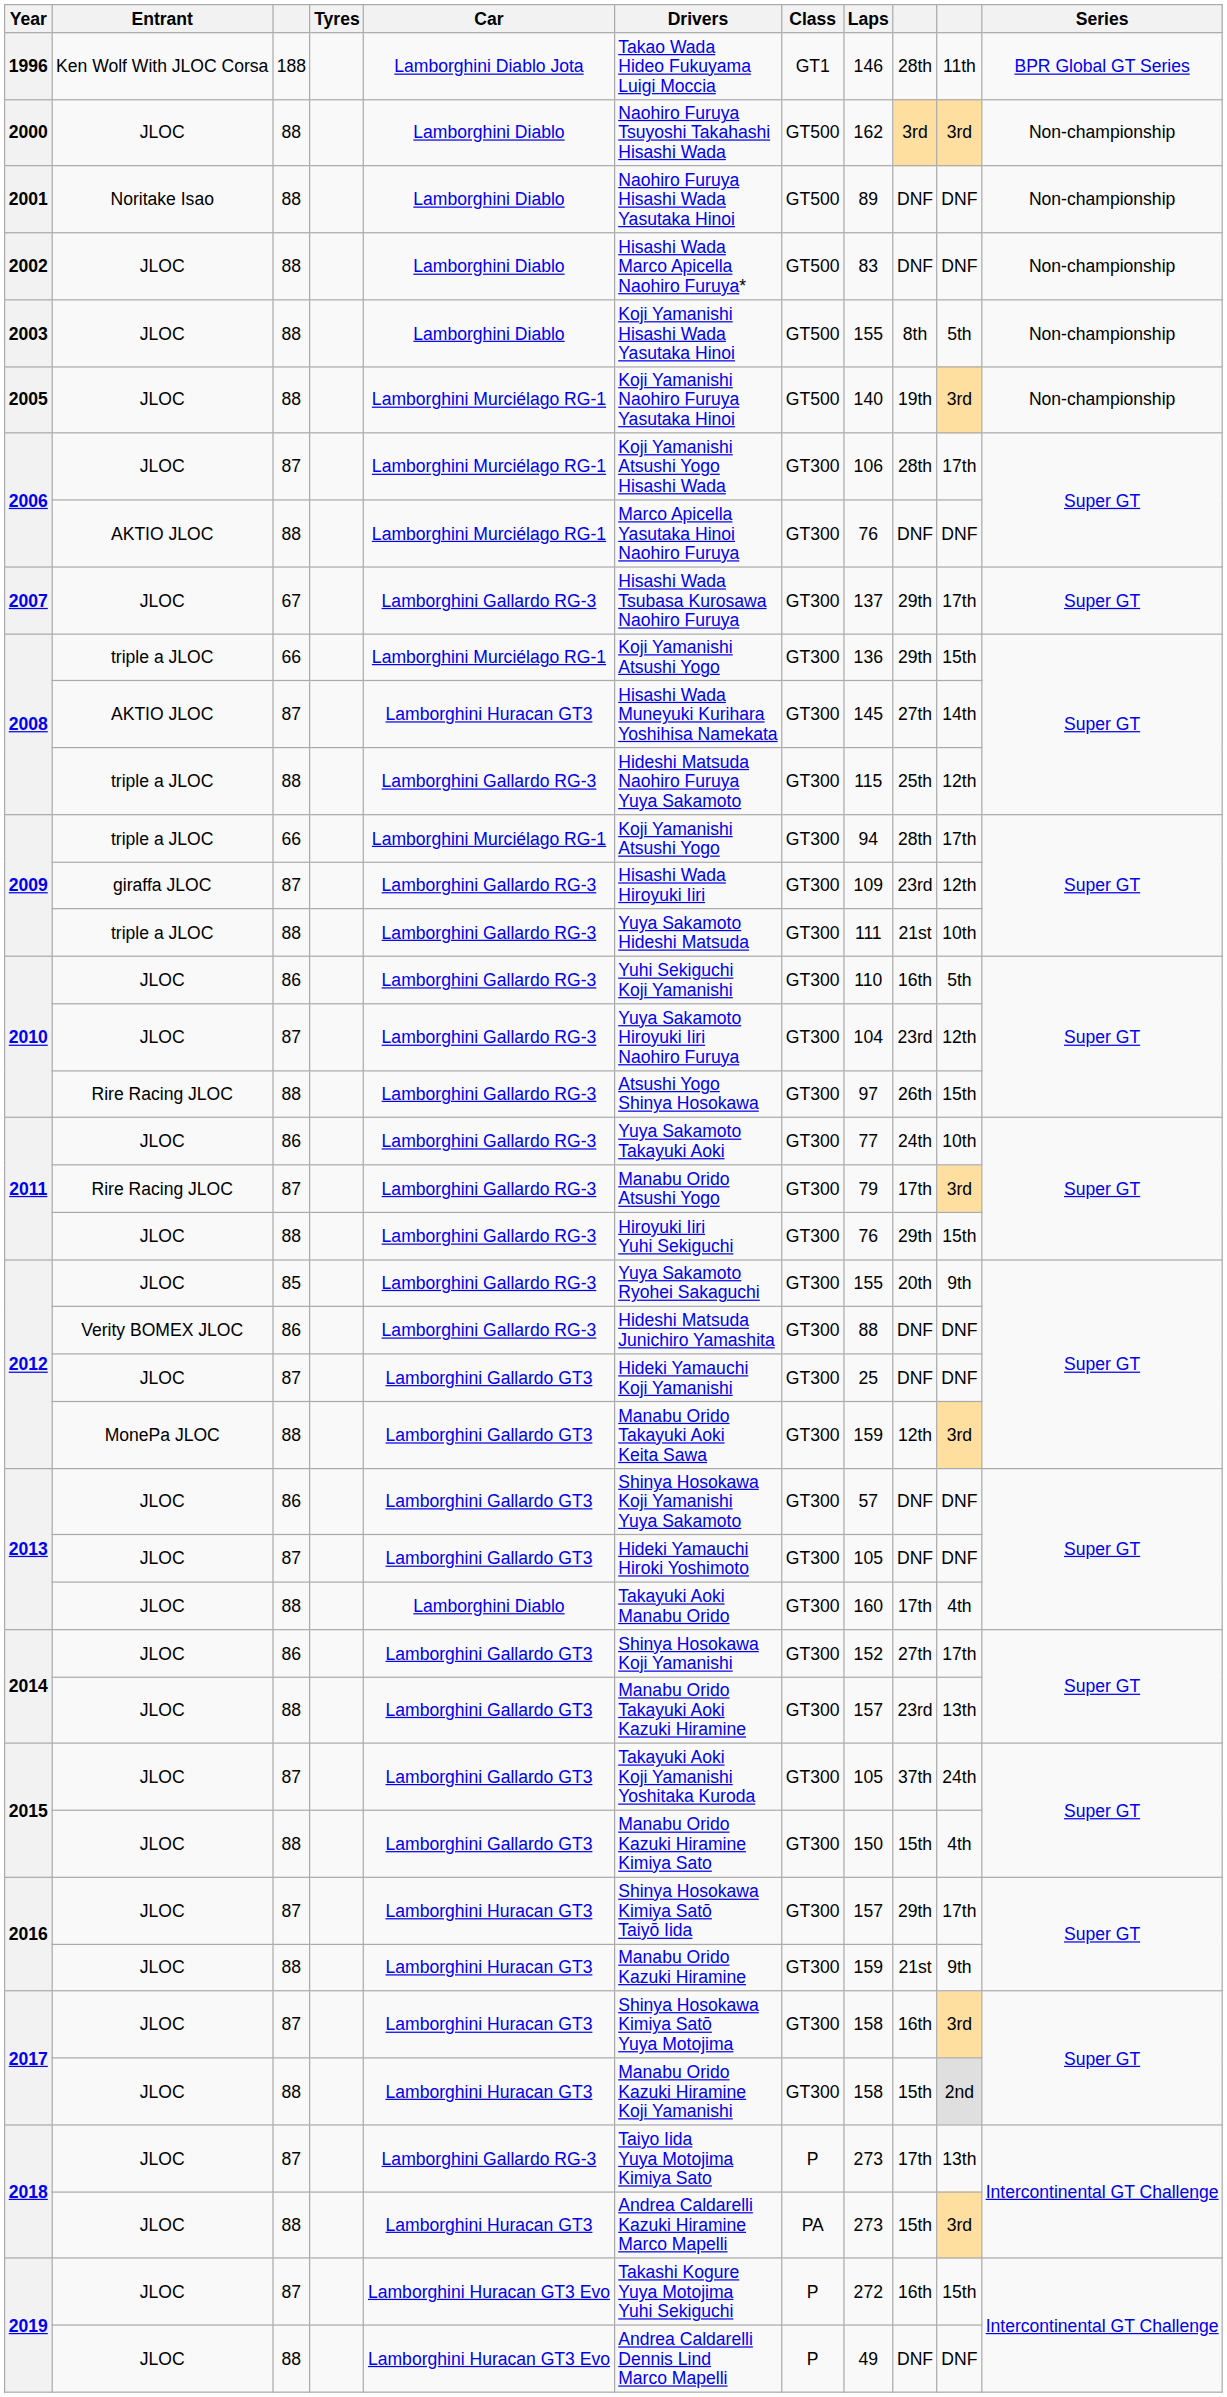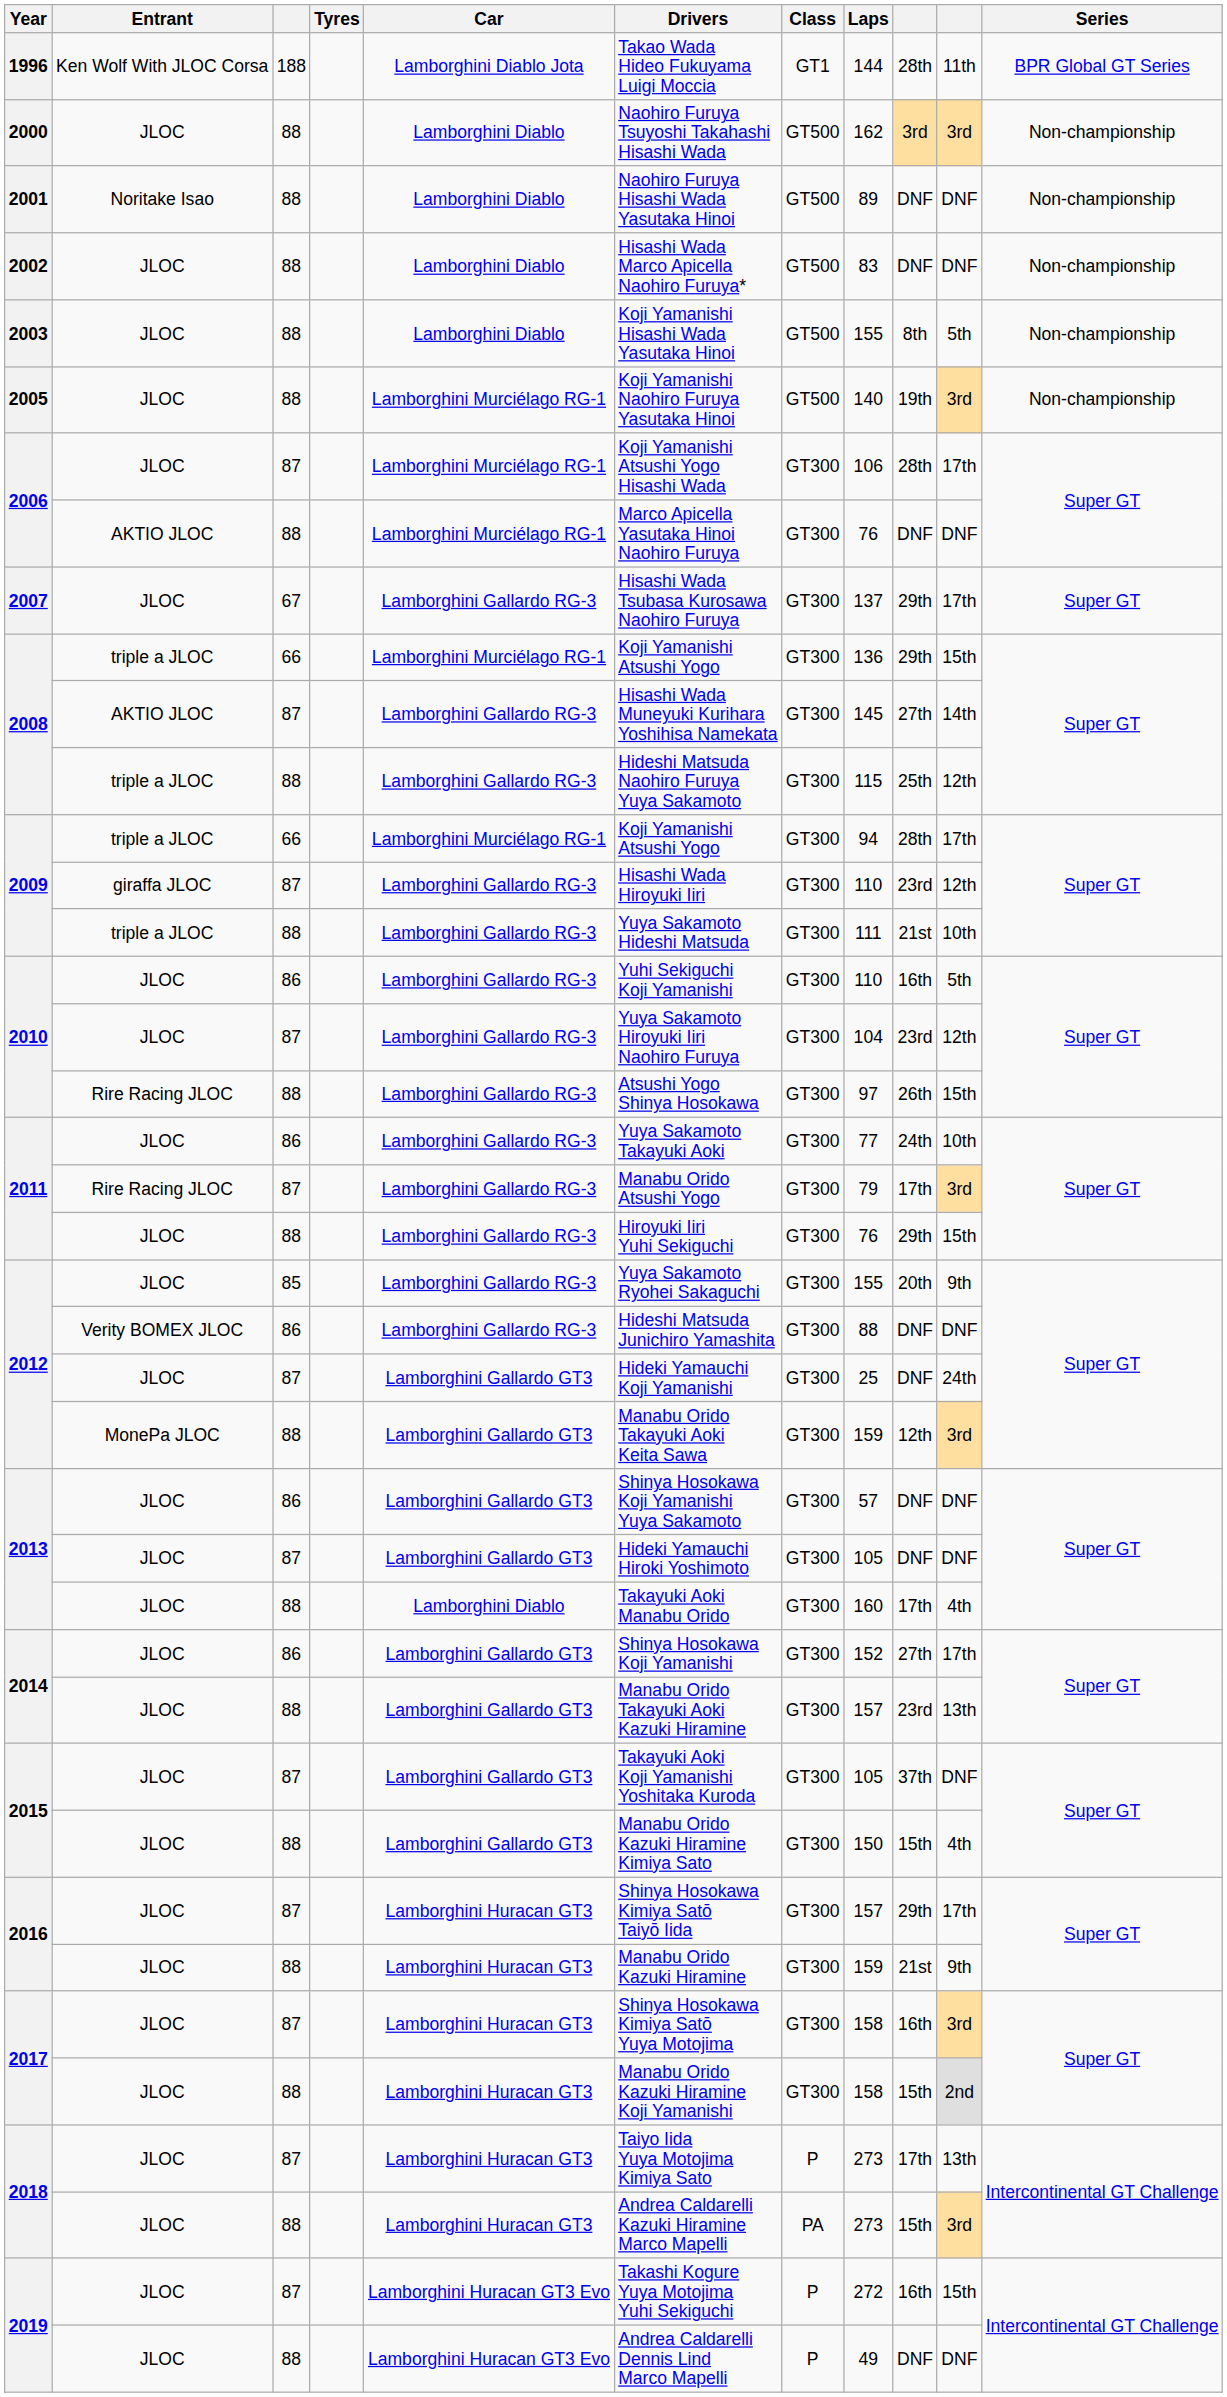(868, 66) 146 -> (868, 66) 144
(489, 715) Lamborghini Huracan GT3 -> (489, 715) Lamborghini Gallardo RG-3
(868, 886) 109 -> (868, 886) 110
(959, 1378) DNF -> (959, 1378) 24th
(959, 1777) 24th -> (959, 1777) DNF
(489, 2158) Lamborghini Gallardo RG-3 -> (489, 2158) Lamborghini Huracan GT3
